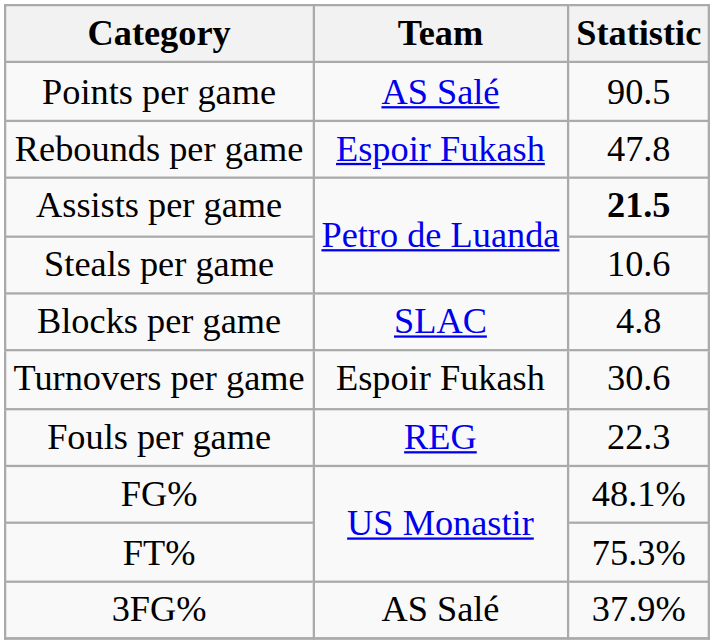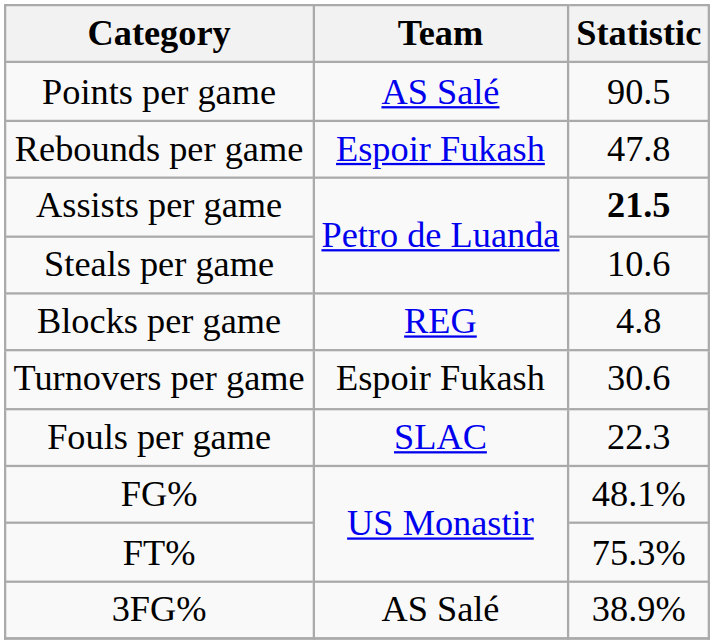(440, 321) SLAC -> (440, 321) REG
(440, 436) REG -> (440, 436) SLAC
(639, 609) 37.9% -> (639, 609) 38.9%
